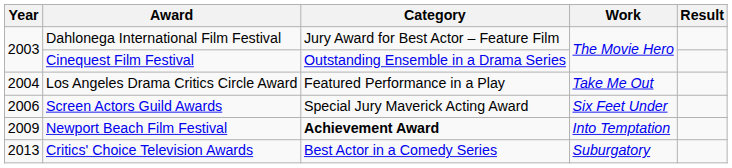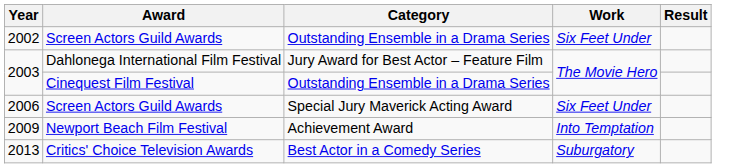+ row: (24, 38)
- row: (24, 83)
(372, 128) bold -> (350, 128) normal
